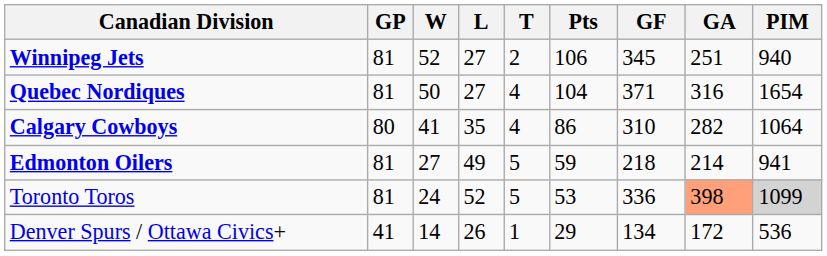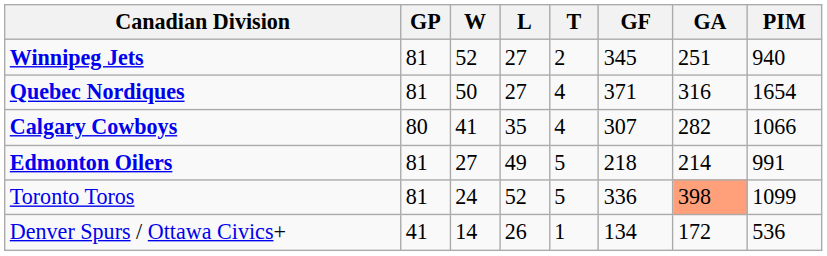- column: (583, 22)
(639, 127) 310 -> (620, 127) 307
(780, 127) 1064 -> (774, 127) 1066
(775, 162) 941 -> (769, 162) 991
(780, 197) lightgrey background -> (774, 197) no background
